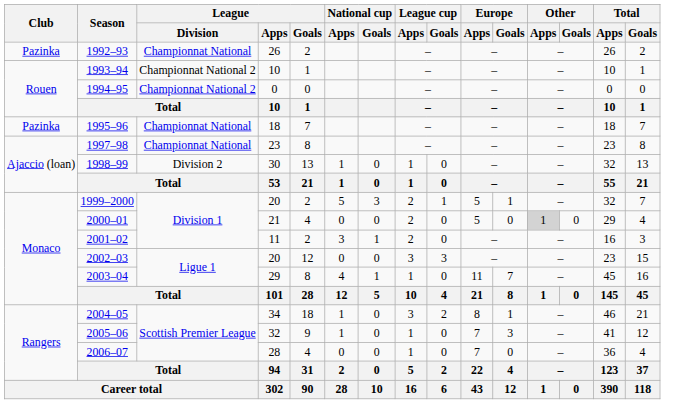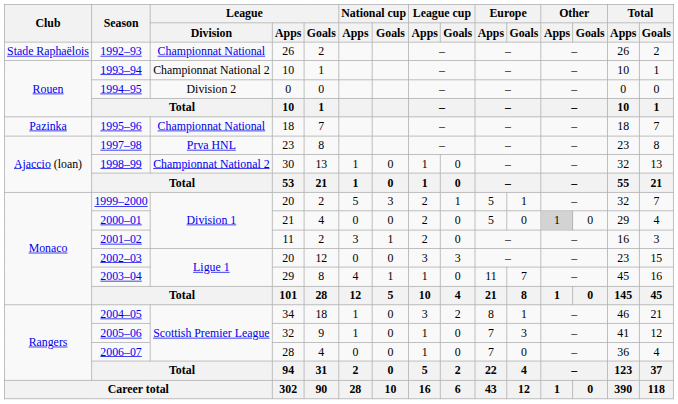(41, 51) Pazinka -> (48, 51) Stade Raphaëlois
(198, 88) Championnat National 2 -> (211, 88) Division 2
(198, 145) Championnat National -> (211, 145) Prva HNL
(198, 164) Division 2 -> (211, 164) Championnat National 2
